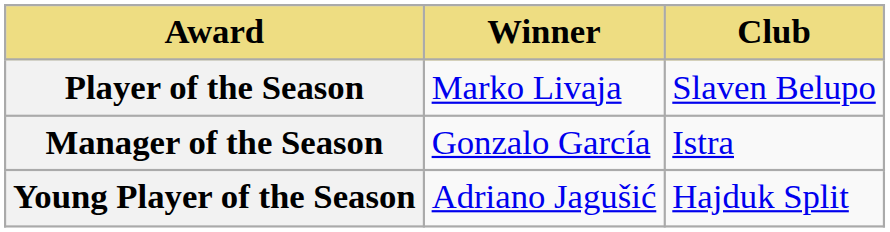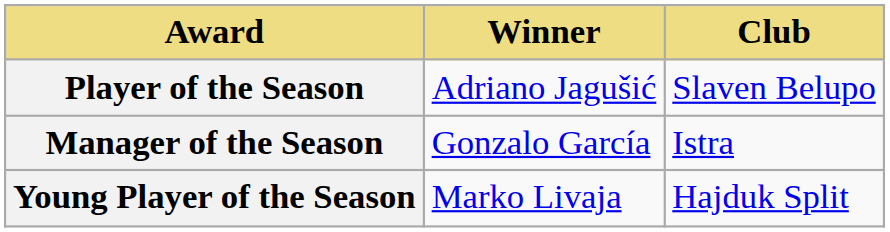(527, 87) Marko Livaja -> (544, 87) Adriano Jagušić
(544, 197) Adriano Jagušić -> (527, 197) Marko Livaja
